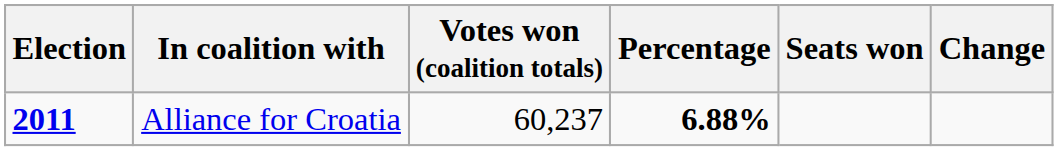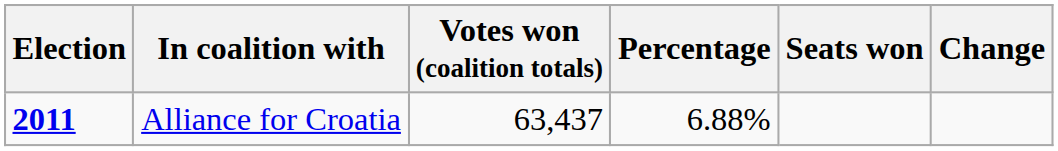(558, 118) 60,237 -> (558, 118) 63,437
(726, 118) bold -> (729, 118) normal
